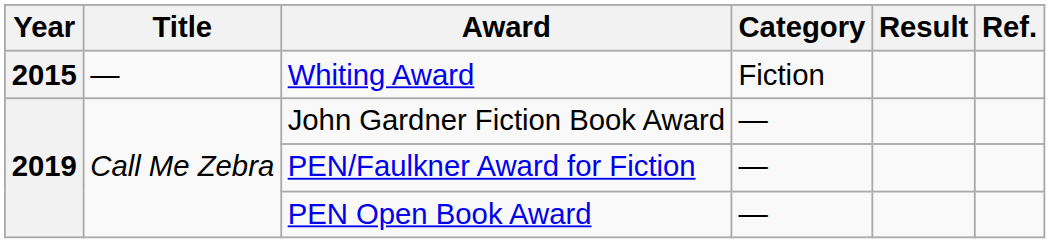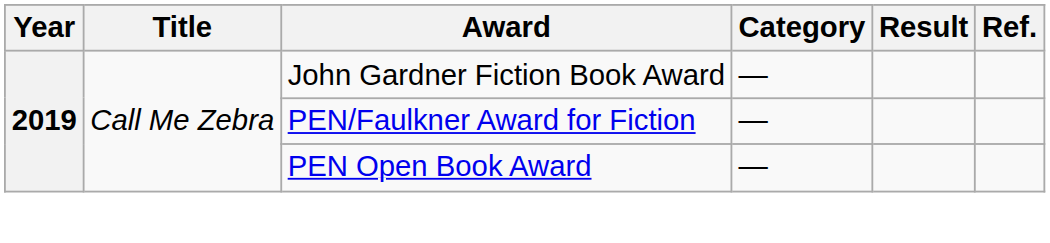- row: (381, 74)
